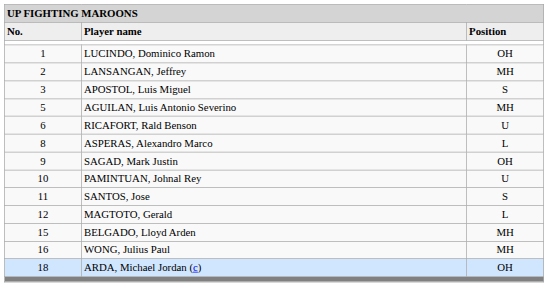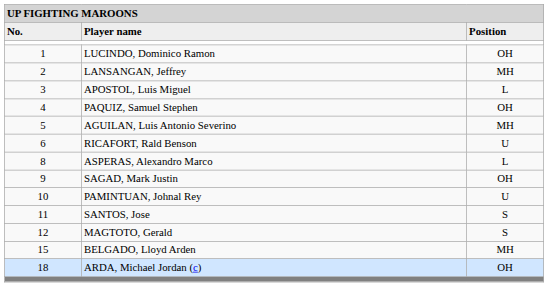(505, 90) S -> (505, 90) L
+ row: (43, 107)
(505, 214) L -> (505, 232) S
- row: (43, 250)
